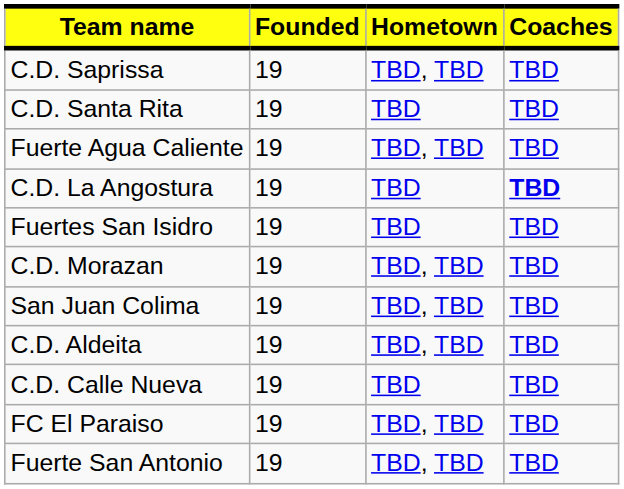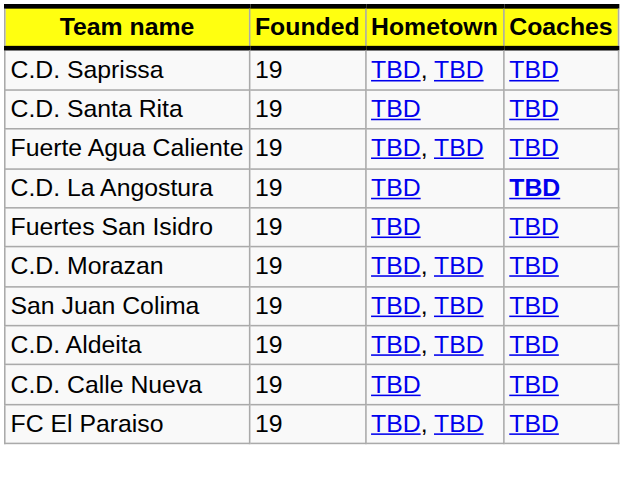- row: (117, 463)
